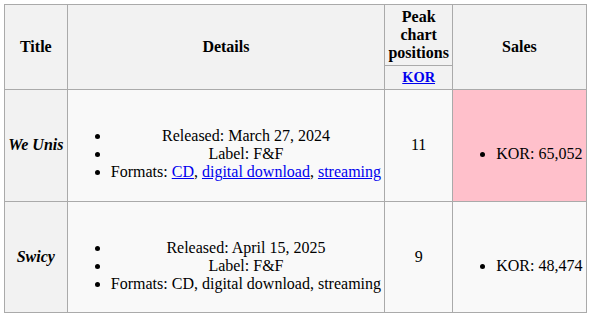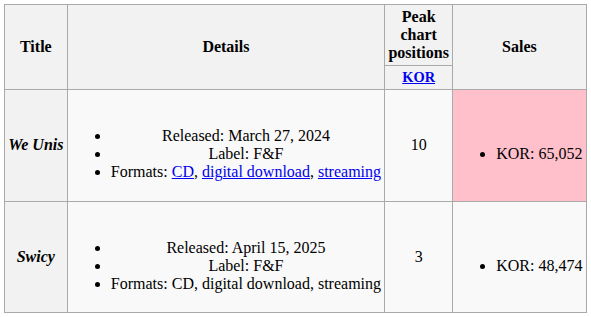(419, 145) 11 -> (419, 145) 10
(419, 256) 9 -> (419, 256) 3
